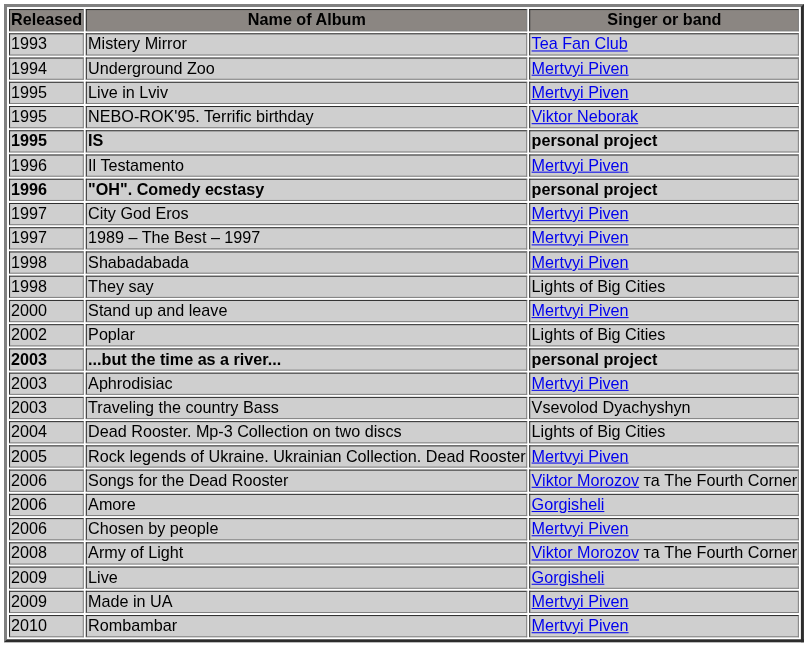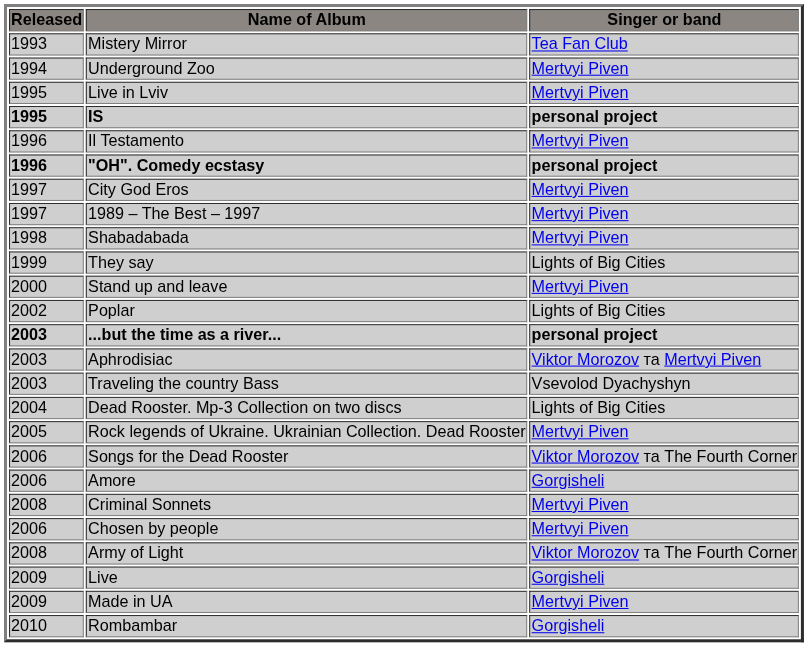- row: (201, 117)
(29, 286) 1998 -> (29, 262) 1999
(580, 383) Mertvyi Piven -> (646, 359) Viktor Morozov та Mertvyi Piven
+ row: (150, 504)
(580, 626) Mertvyi Piven -> (568, 626) Gorgisheli
